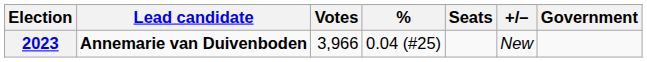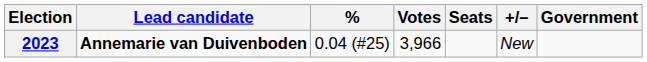columns swapped: (337, 17) <-> (404, 17)
